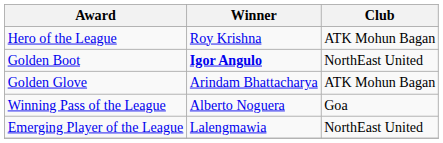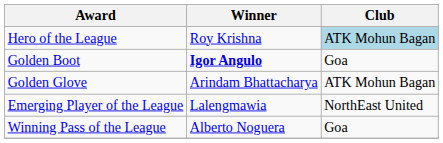(380, 37) no background -> (380, 37) lightblue background
(374, 60) NorthEast United -> (336, 60) Goa
rows swapped: (87, 104) <-> (96, 127)
